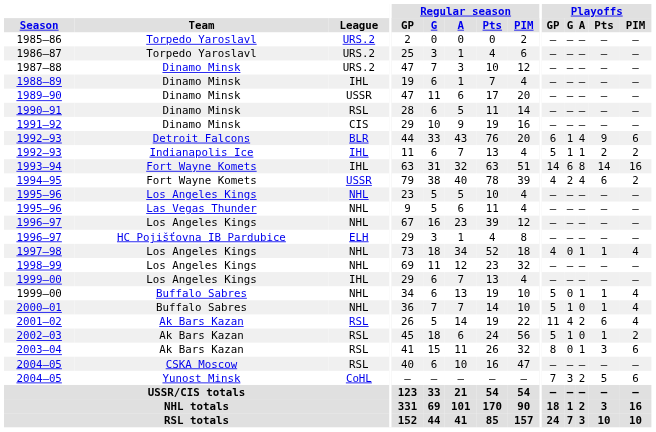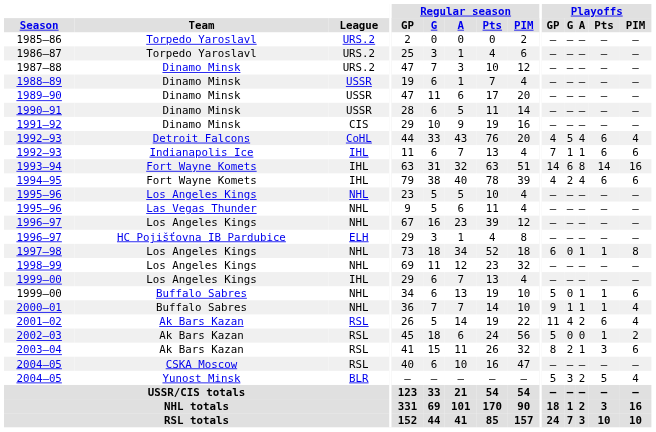(359, 82) IHL -> (359, 82) USSR
(359, 110) RSL -> (359, 110) USSR
(359, 138) BLR -> (359, 138) CoHL
(553, 138) 6 -> (553, 138) 4
(570, 138) 1 -> (570, 138) 5
(604, 138) 9 -> (604, 138) 6
(636, 138) 6 -> (636, 138) 4
(553, 152) 5 -> (553, 152) 7
(604, 152) 2 -> (604, 152) 6
(636, 152) 2 -> (636, 152) 6
(359, 180) USSR -> (359, 180) IHL
(636, 180) 2 -> (636, 180) 6
(553, 251) 4 -> (553, 251) 6
(636, 251) 4 -> (636, 251) 8
(636, 293) 4 -> (636, 293) 6
(553, 307) 5 -> (553, 307) 9
(582, 307) 0 -> (582, 307) 1
(570, 336) 1 -> (570, 336) 0
(570, 350) 0 -> (570, 350) 2
(359, 378) CoHL -> (359, 378) BLR
(553, 378) 7 -> (553, 378) 5
(636, 378) 6 -> (636, 378) 4
